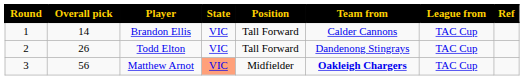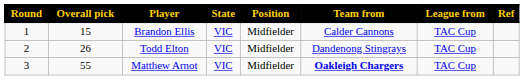(84, 31) 14 -> (85, 31) 15
(270, 31) Tall Forward -> (271, 31) Midfielder
(270, 48) Tall Forward -> (271, 48) Midfielder
(84, 66) 56 -> (85, 66) 55
(218, 66) lightsalmon background -> (223, 66) no background
